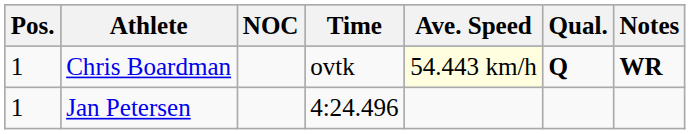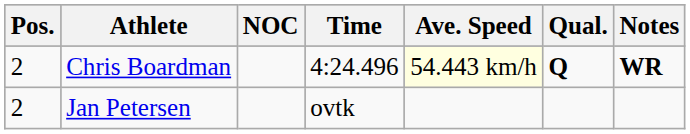(17, 66) 1 -> (17, 66) 2
(332, 66) ovtk -> (354, 66) 4:24.496
(17, 108) 1 -> (17, 108) 2
(354, 108) 4:24.496 -> (332, 108) ovtk
